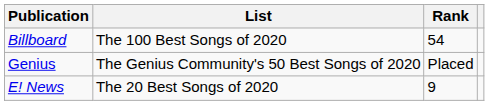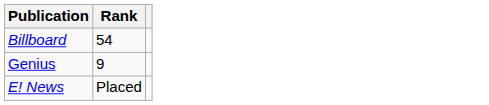- column: (258, 16)
(451, 64) Placed -> (100, 64) 9
(432, 87) 9 -> (119, 87) Placed
